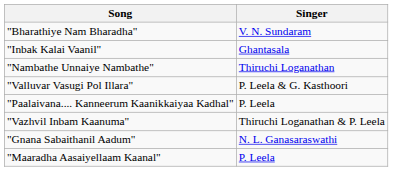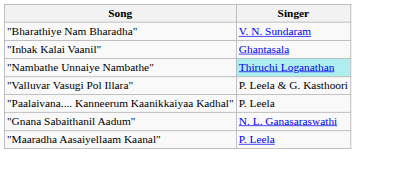(287, 67) no background -> (287, 67) paleturquoise background
- row: (68, 121)
